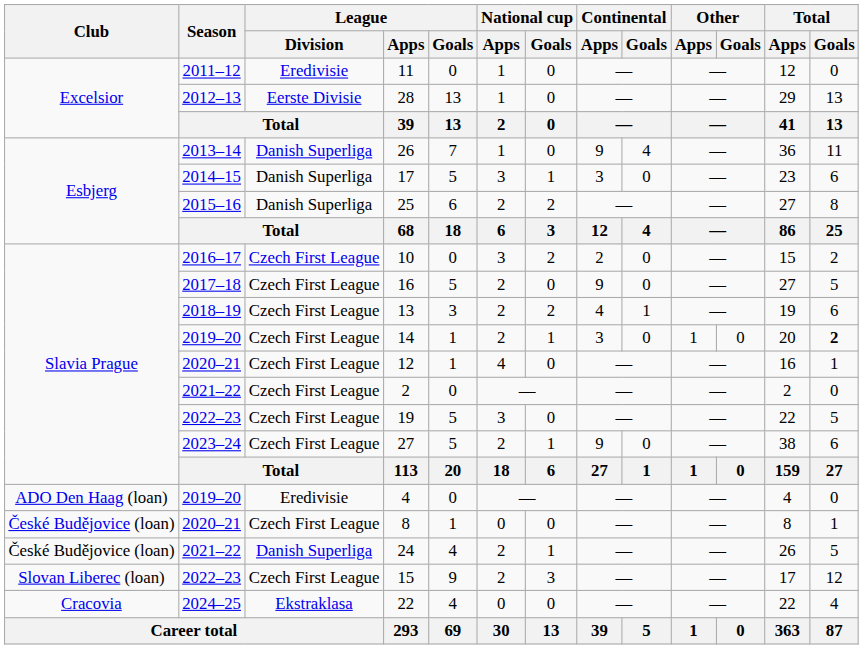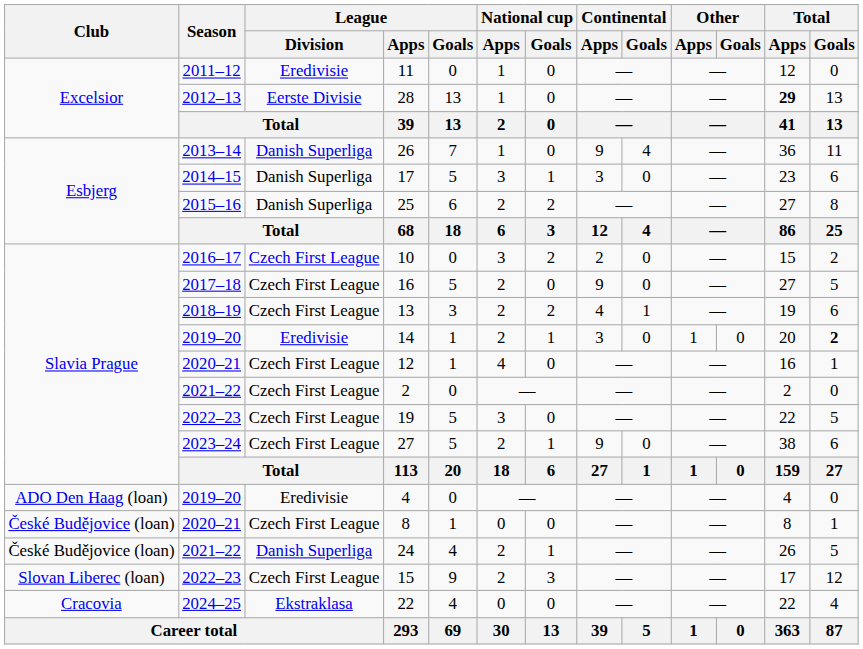(787, 97) normal -> (787, 97) bold
(314, 337) Czech First League -> (314, 337) Eredivisie
